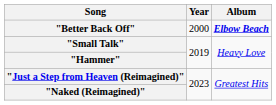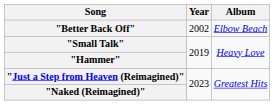(199, 28) 2000 -> (199, 28) 2002
(241, 28) bold -> (241, 28) normal
